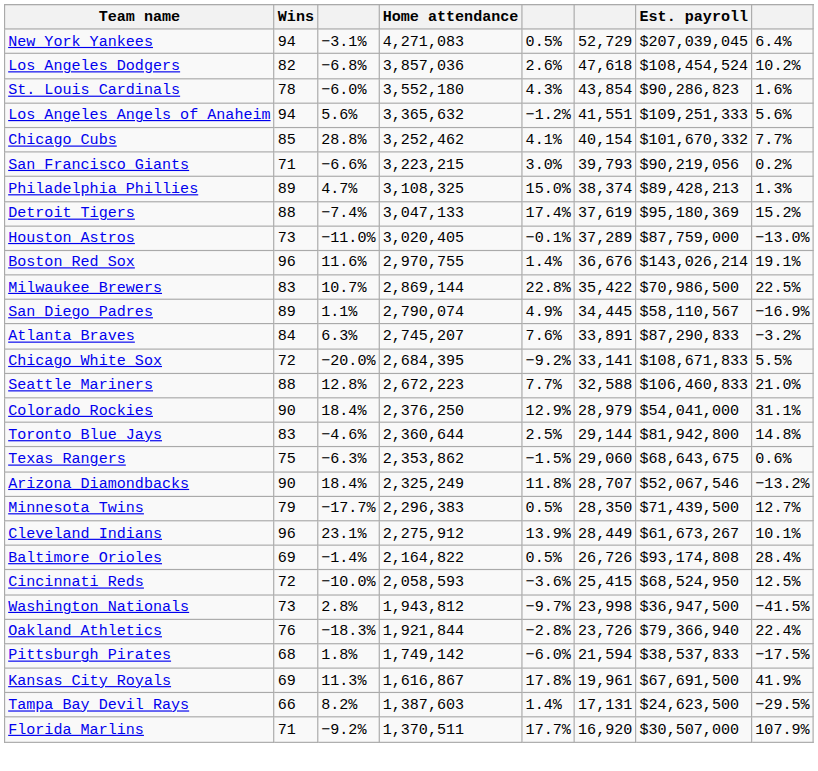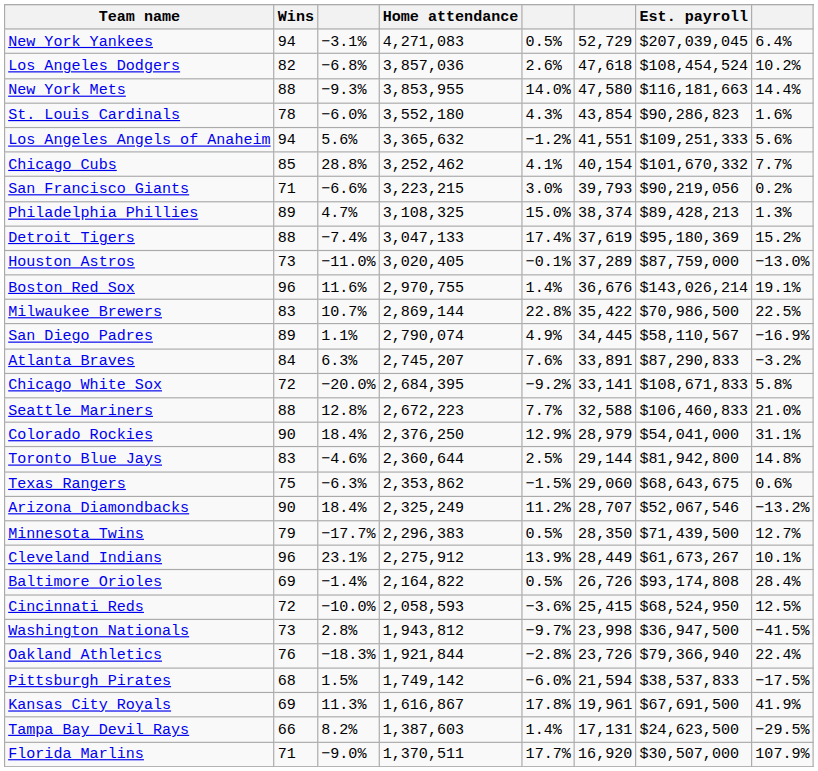+ row: (67, 91)
(773, 361) 5.5% -> (773, 386) 5.8%
(548, 484) 11.8% -> (548, 508) 11.2%
(339, 656) 1.8% -> (339, 680) 1.5%
(344, 730) −9.2% -> (344, 754) −9.0%
